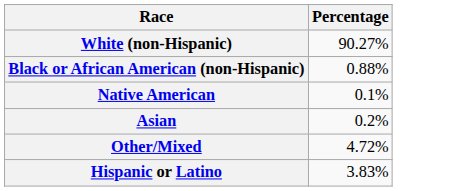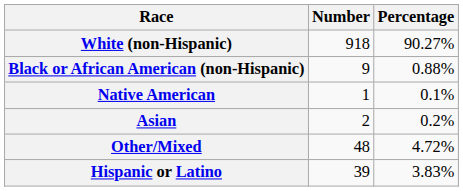+ column: (341, 17)
